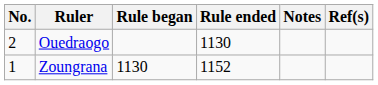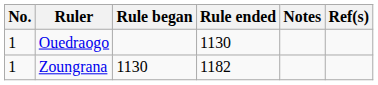(12, 42) 2 -> (12, 42) 1
(215, 67) 1152 -> (215, 67) 1182
